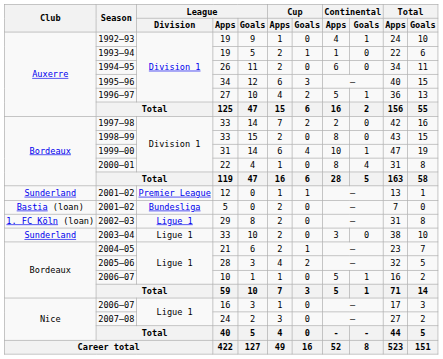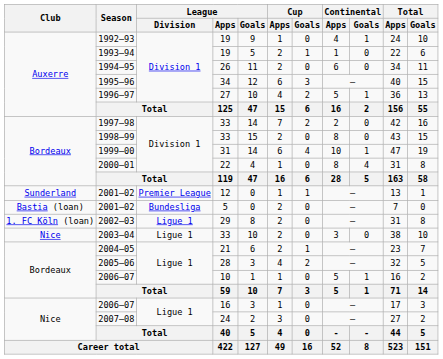(50, 235) Sunderland -> (50, 235) Nice
